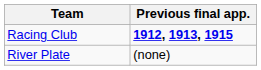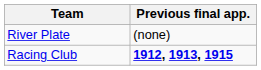rows swapped: (42, 34) <-> (39, 55)
